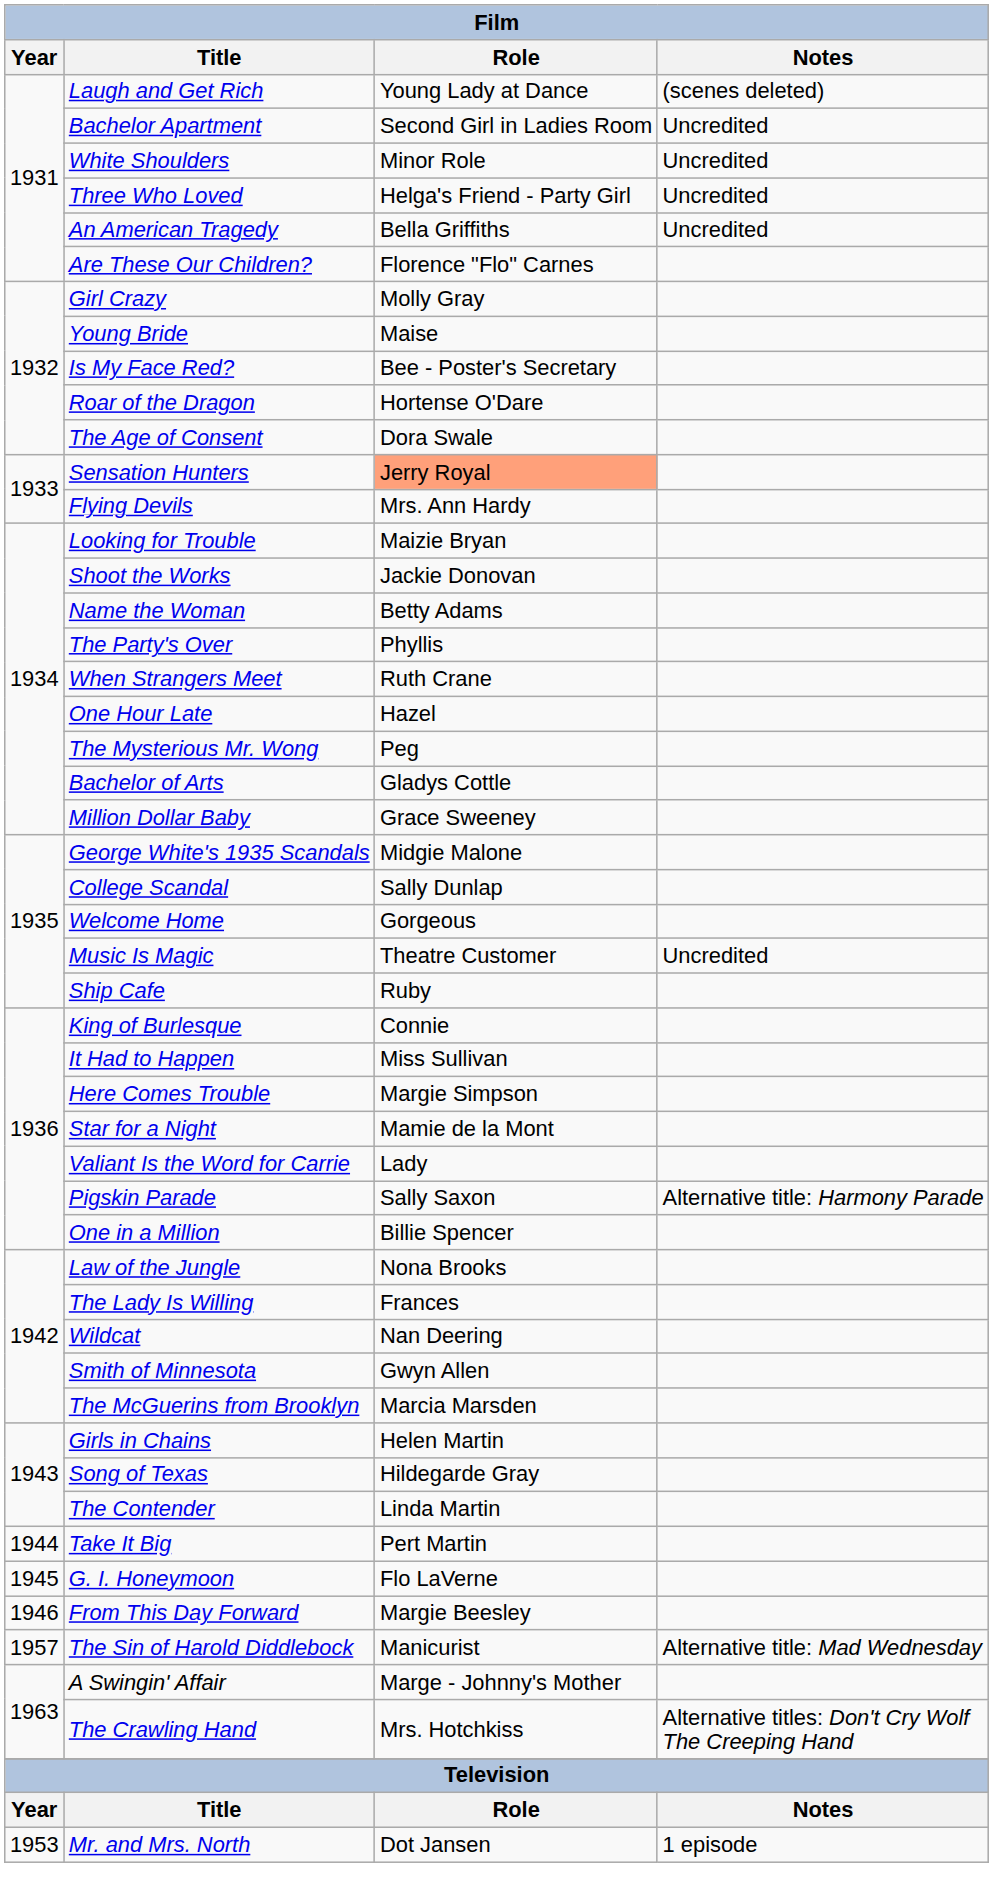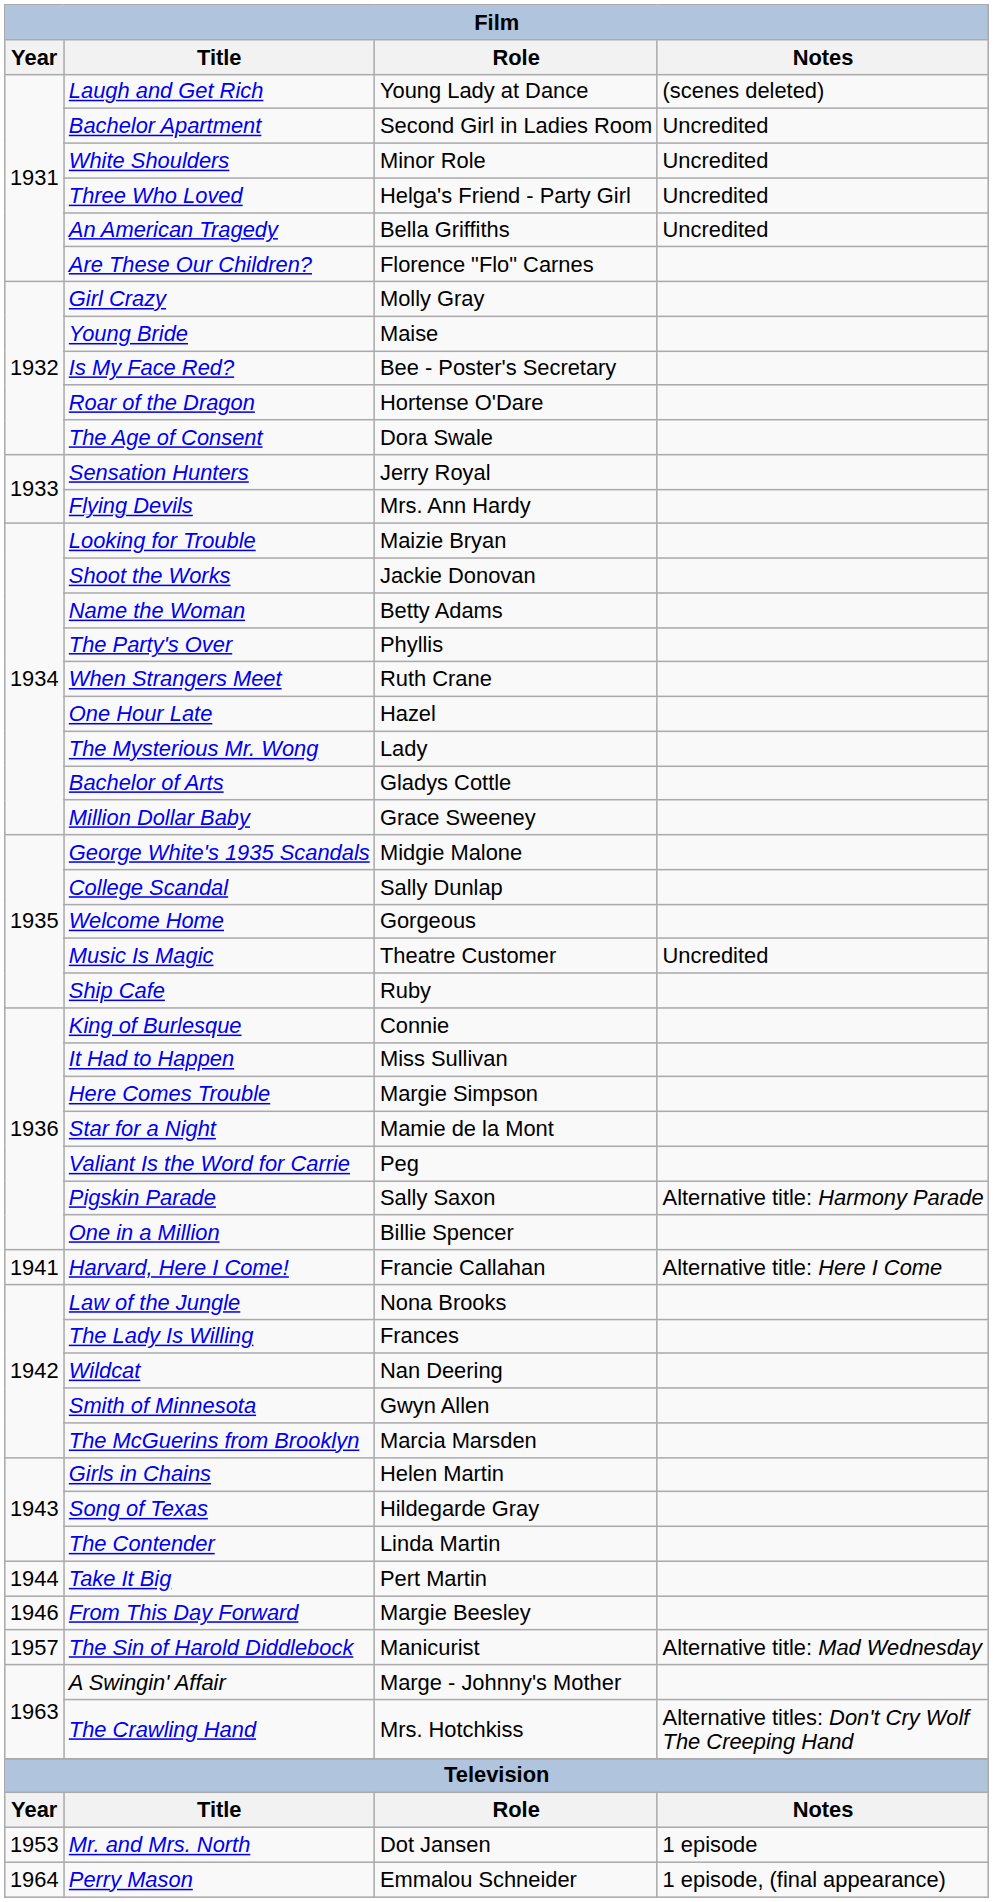(435, 472) lightsalmon background -> (435, 472) no background
(399, 749) Peg -> (404, 749) Lady
(404, 1164) Lady -> (399, 1164) Peg
+ row: (179, 1267)
- row: (151, 1579)
+ row: (131, 1880)
